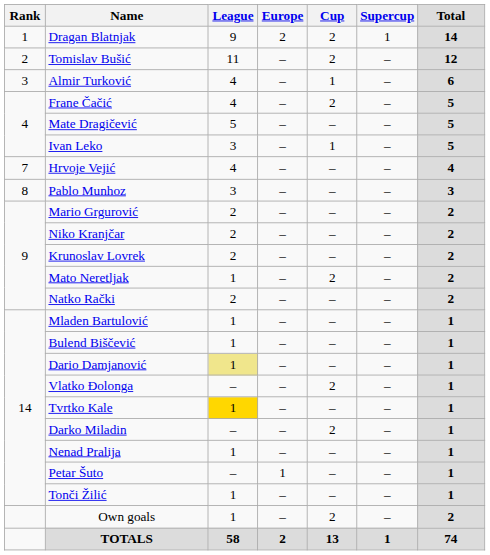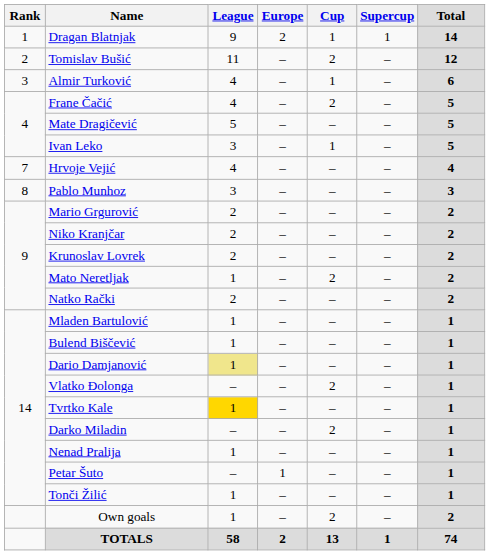(332, 37) 2 -> (332, 37) 1
